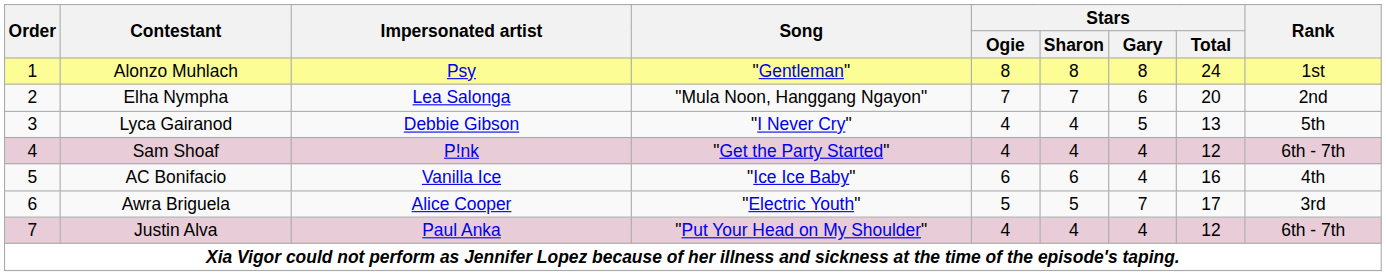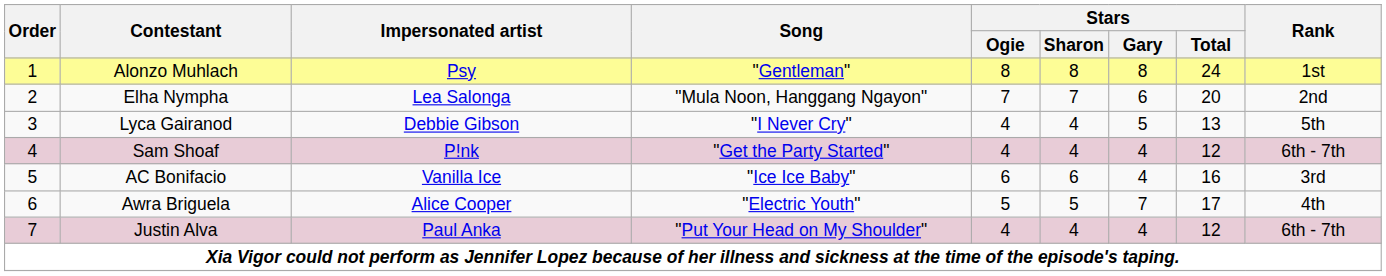(1313, 177) 4th -> (1313, 177) 3rd
(1313, 204) 3rd -> (1313, 204) 4th
